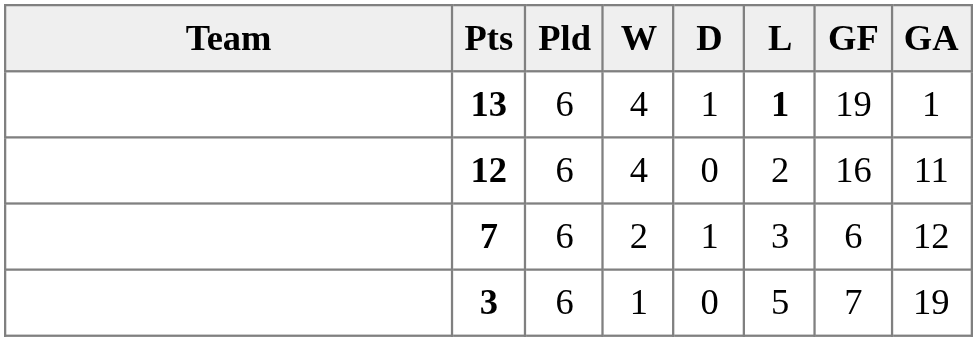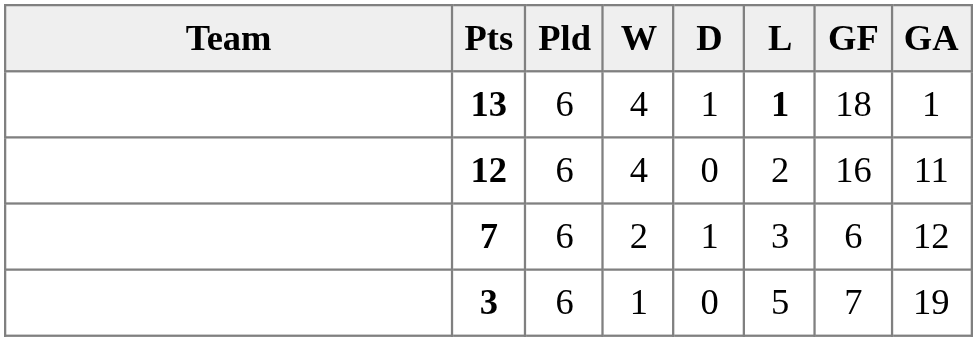(853, 103) 19 -> (853, 103) 18
